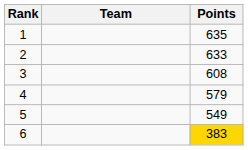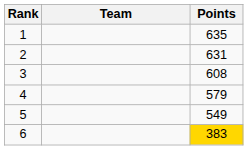(216, 54) 633 -> (216, 54) 631
